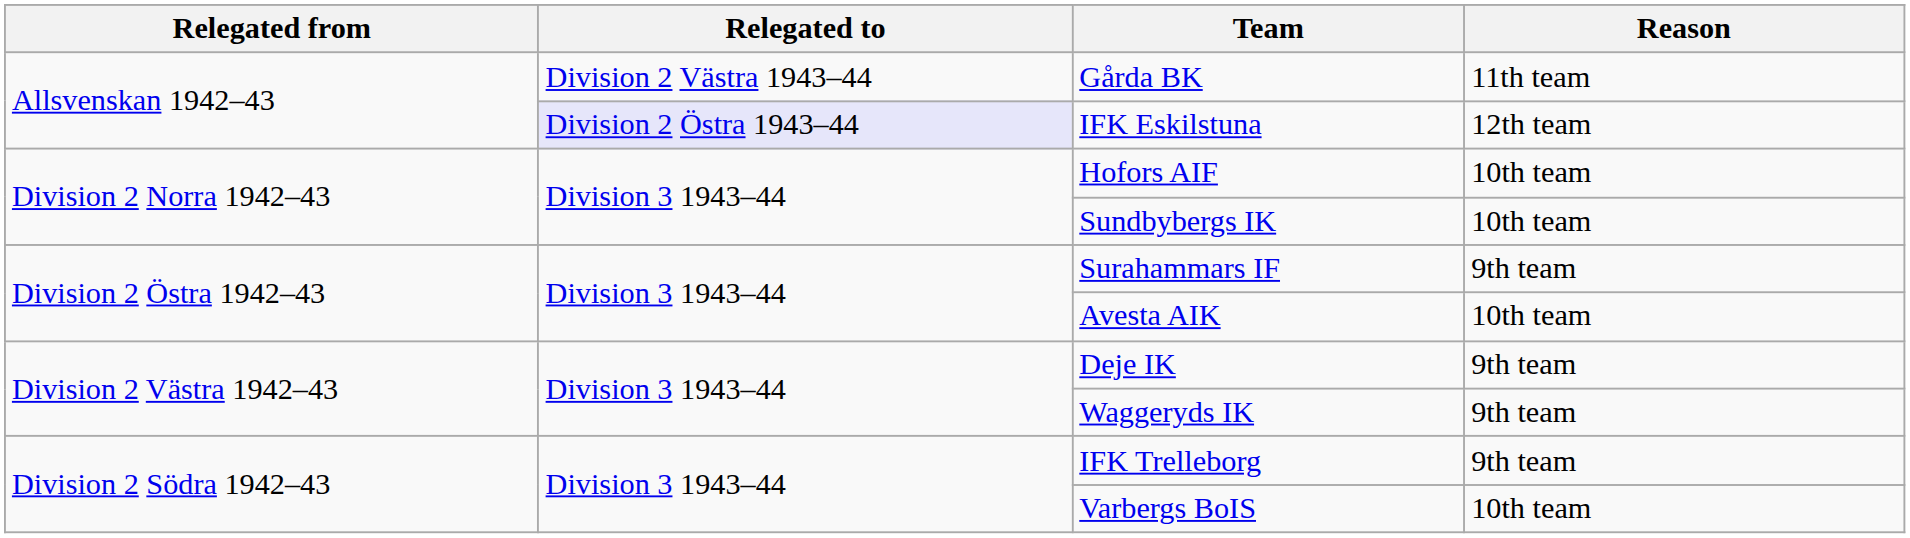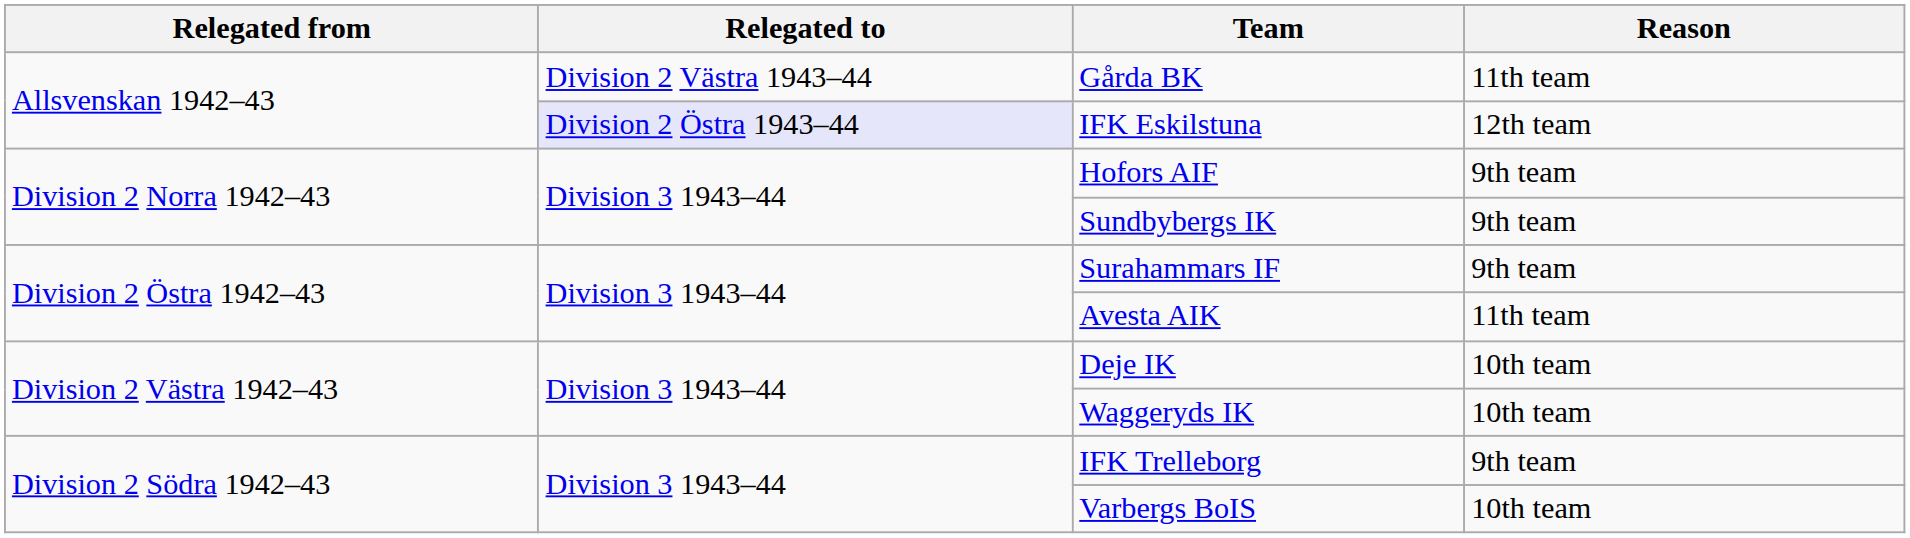(1531, 172) 10th team -> (1524, 172) 9th team
(1531, 220) 10th team -> (1524, 220) 9th team
(1531, 316) 10th team -> (1531, 316) 11th team
(1524, 364) 9th team -> (1531, 364) 10th team
(1524, 412) 9th team -> (1531, 412) 10th team
